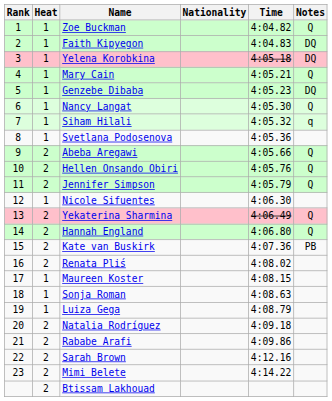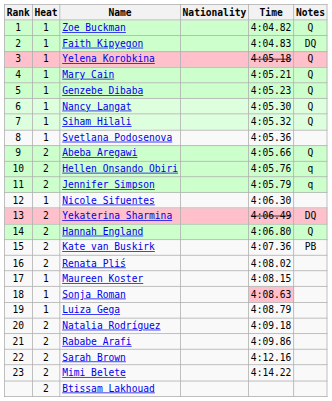(310, 59) DQ -> (310, 59) Q
(310, 91) DQ -> (310, 91) Q
(310, 122) q -> (310, 122) Q
(310, 169) Q -> (310, 169) q
(310, 185) Q -> (310, 185) q
(310, 216) Q -> (310, 216) DQ
(271, 294) no background -> (271, 294) pink background
